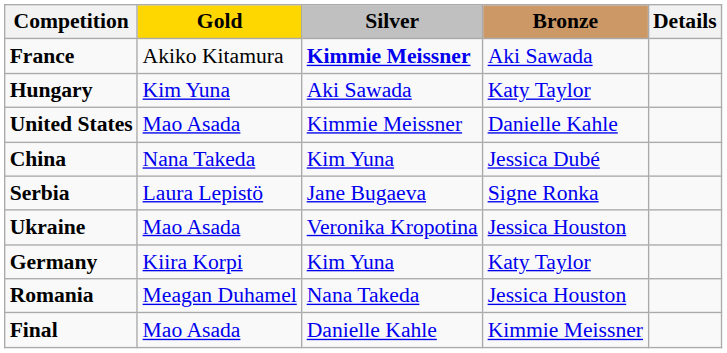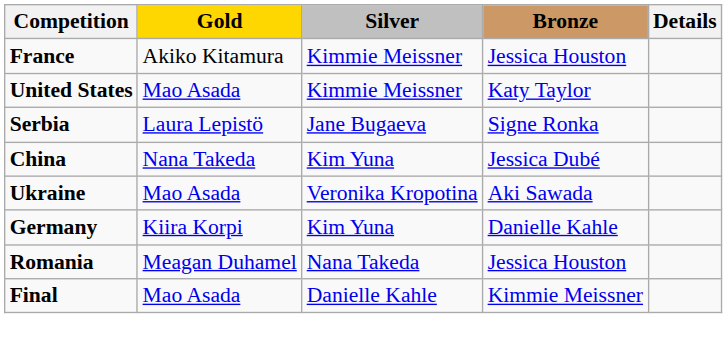(389, 55) bold -> (384, 55) normal
(540, 55) Aki Sawada -> (557, 55) Jessica Houston
- row: (51, 90)
(553, 124) Danielle Kahle -> (539, 90) Katy Taylor
rows swapped: (38, 158) <-> (40, 192)
(557, 227) Jessica Houston -> (540, 192) Aki Sawada
(539, 261) Katy Taylor -> (553, 227) Danielle Kahle
